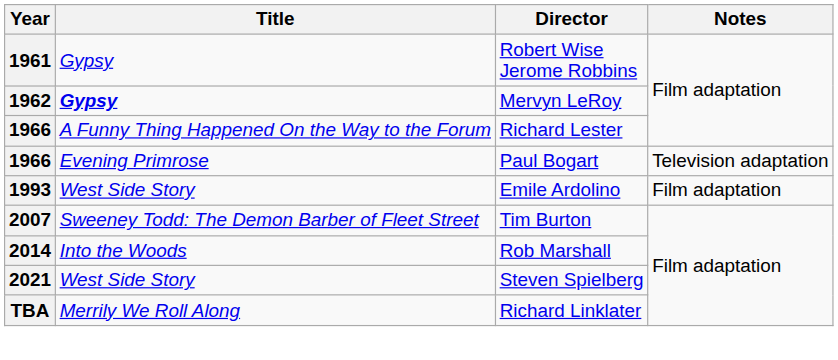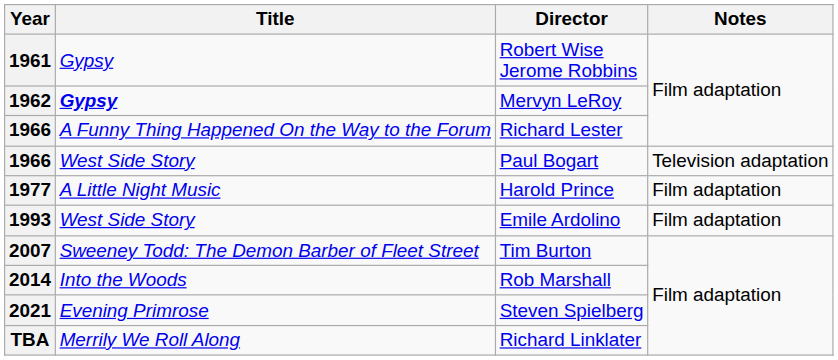(134, 160) Evening Primrose -> (127, 160) West Side Story
+ row: (30, 190)
(127, 280) West Side Story -> (134, 310) Evening Primrose
